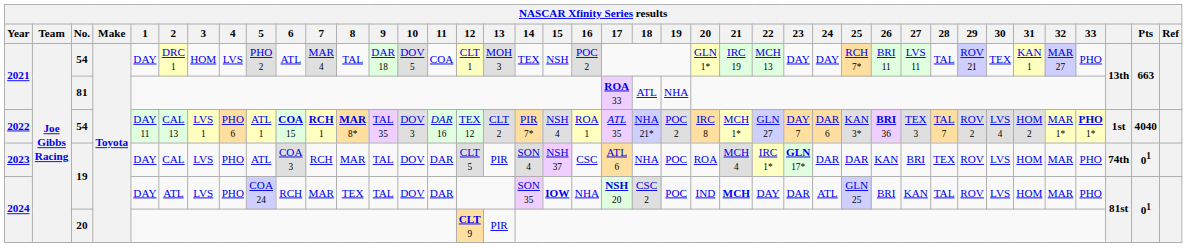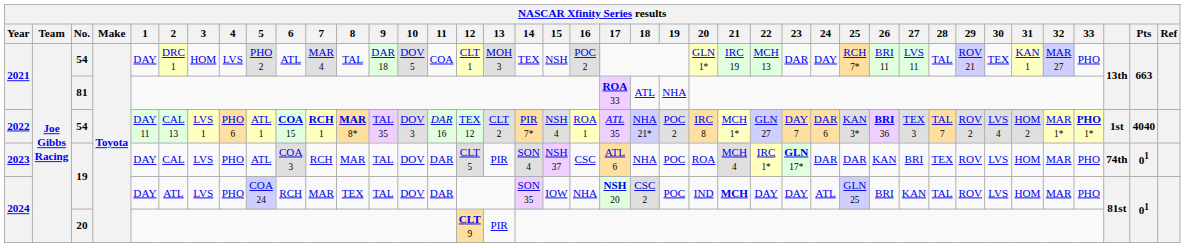(798, 59) DAY -> (796, 59) DAR
(557, 192) bold -> (556, 192) normal
(798, 192) DAR -> (796, 192) DAY
